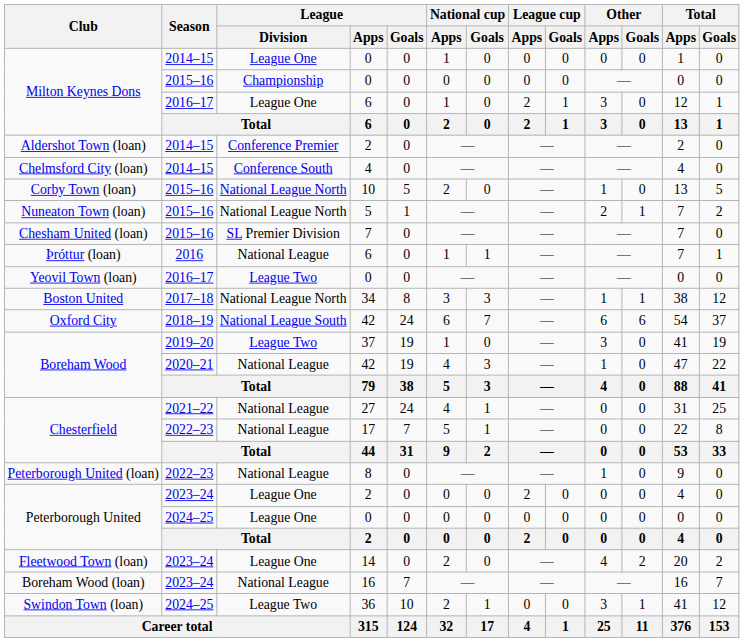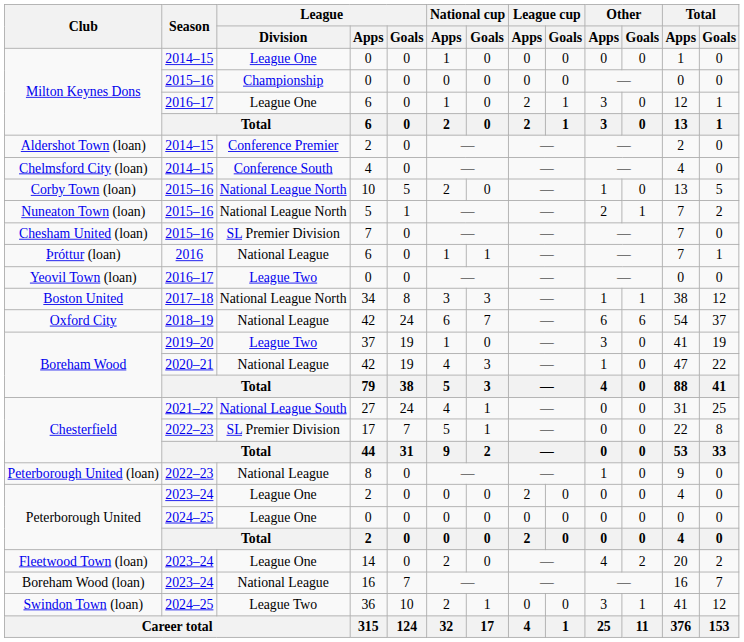(283, 320) National League South -> (283, 320) National League
(283, 408) National League -> (283, 408) National League South
(283, 430) National League -> (283, 430) SL Premier Division
